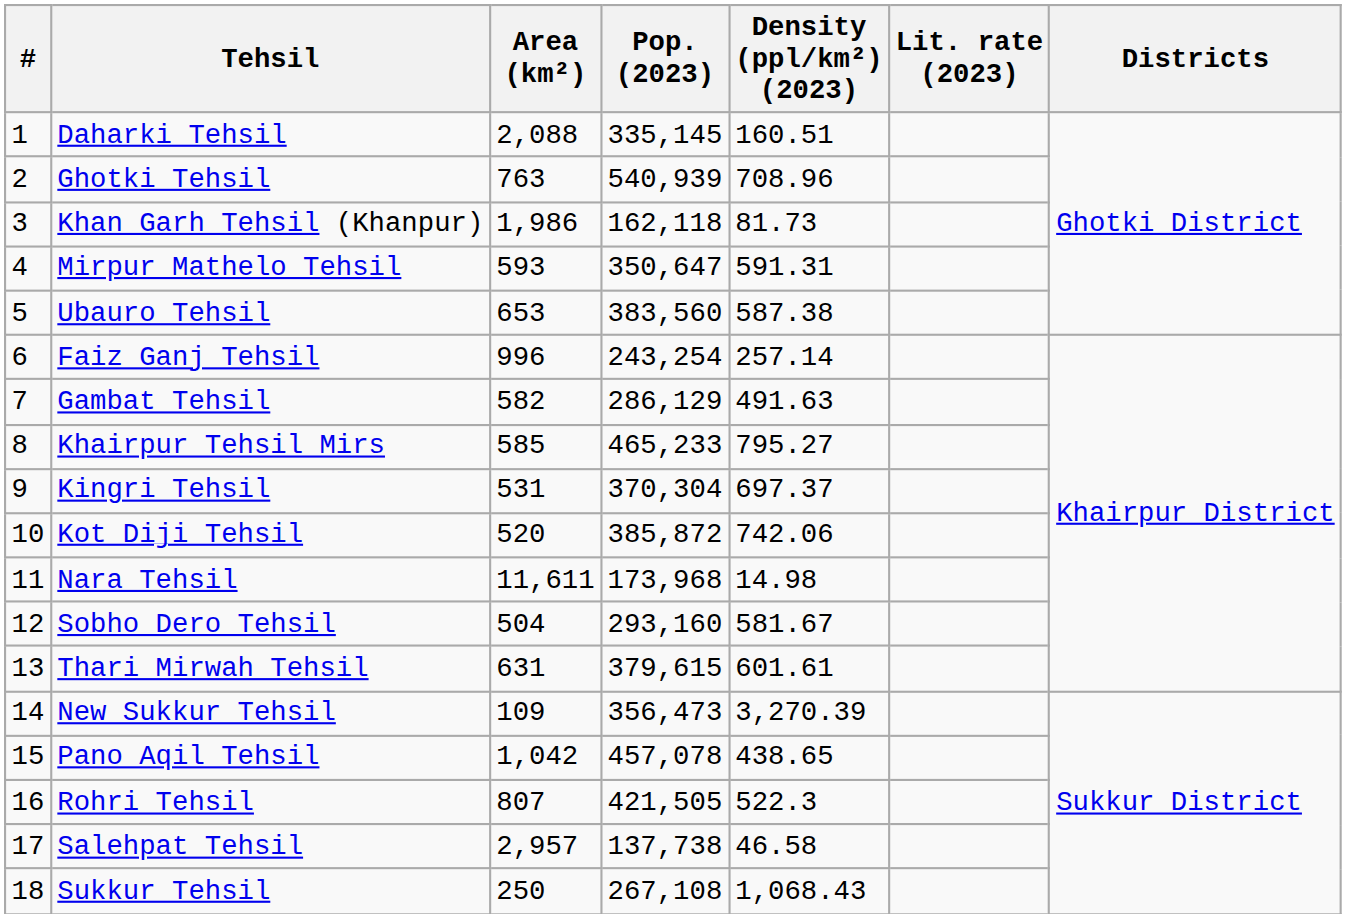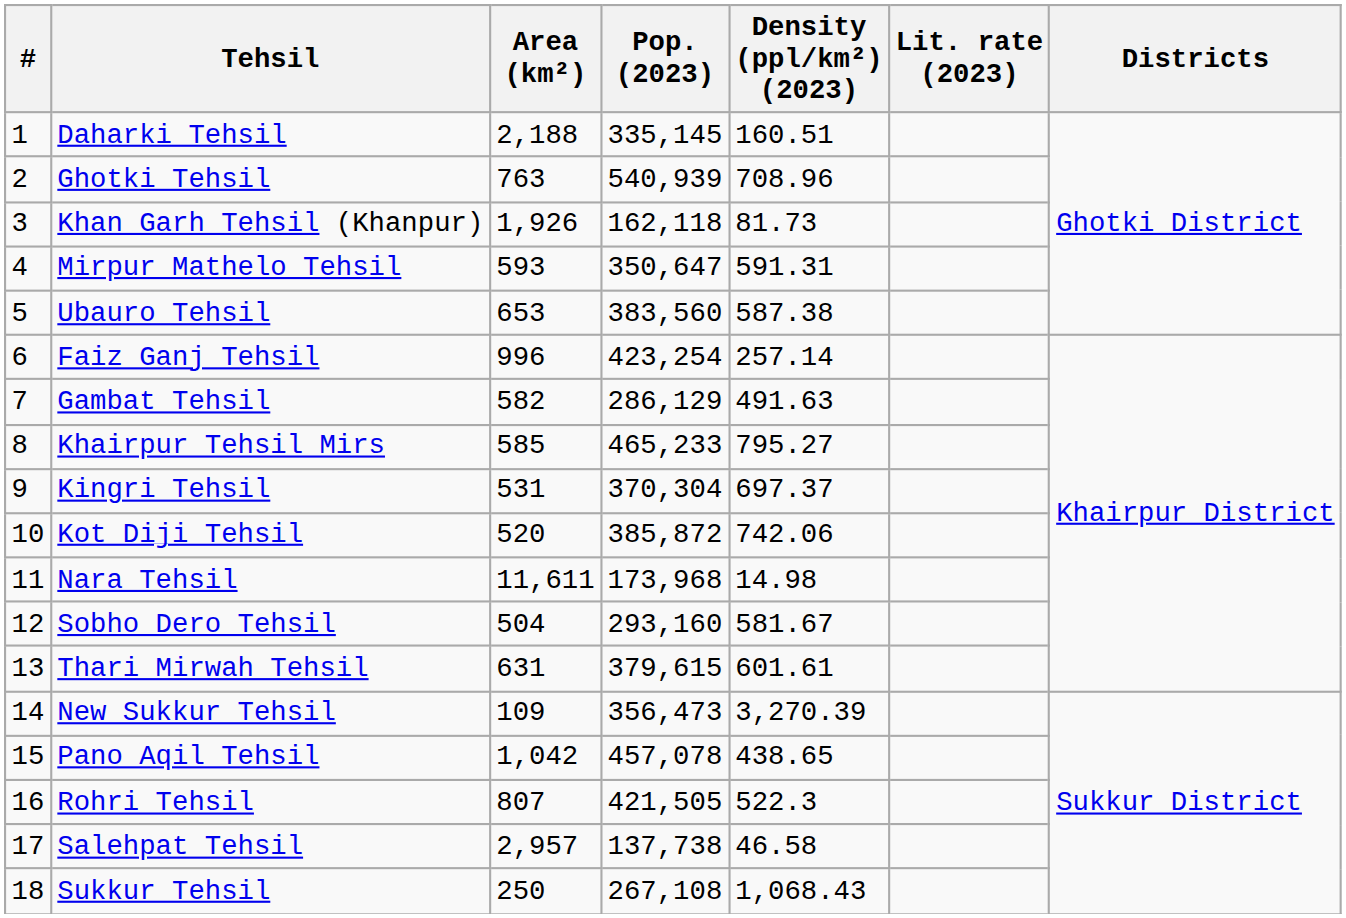(537, 135) 2,088 -> (537, 135) 2,188
(537, 224) 1,986 -> (537, 224) 1,926
(665, 357) 243,254 -> (665, 357) 423,254
